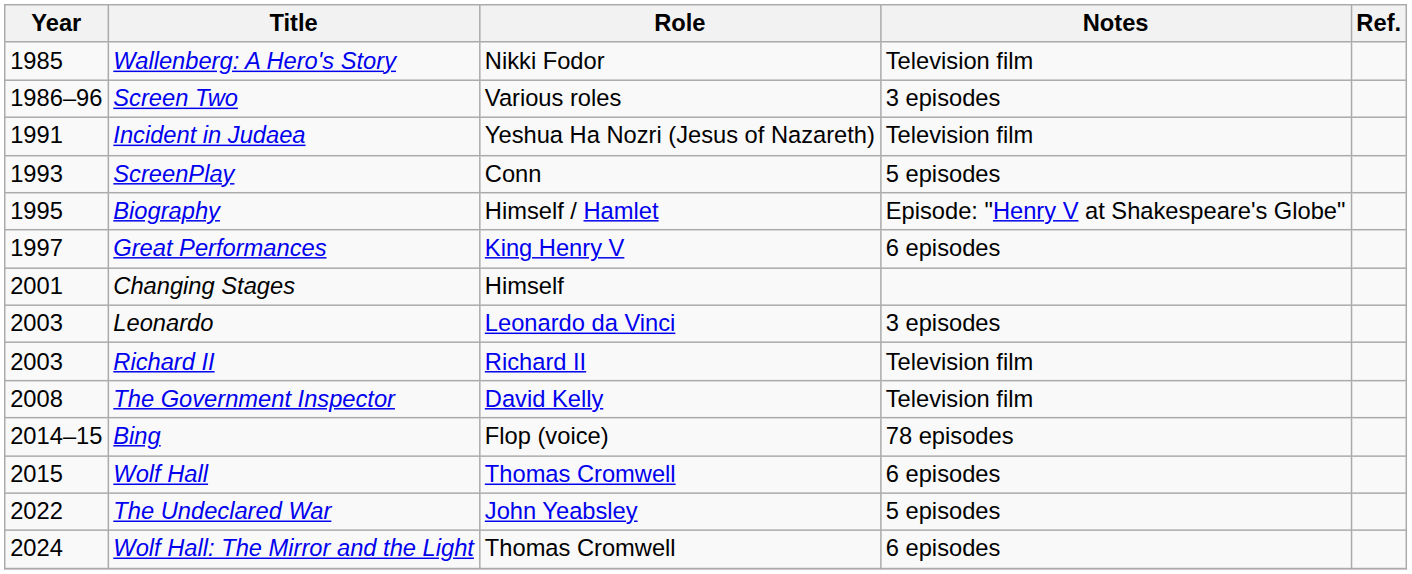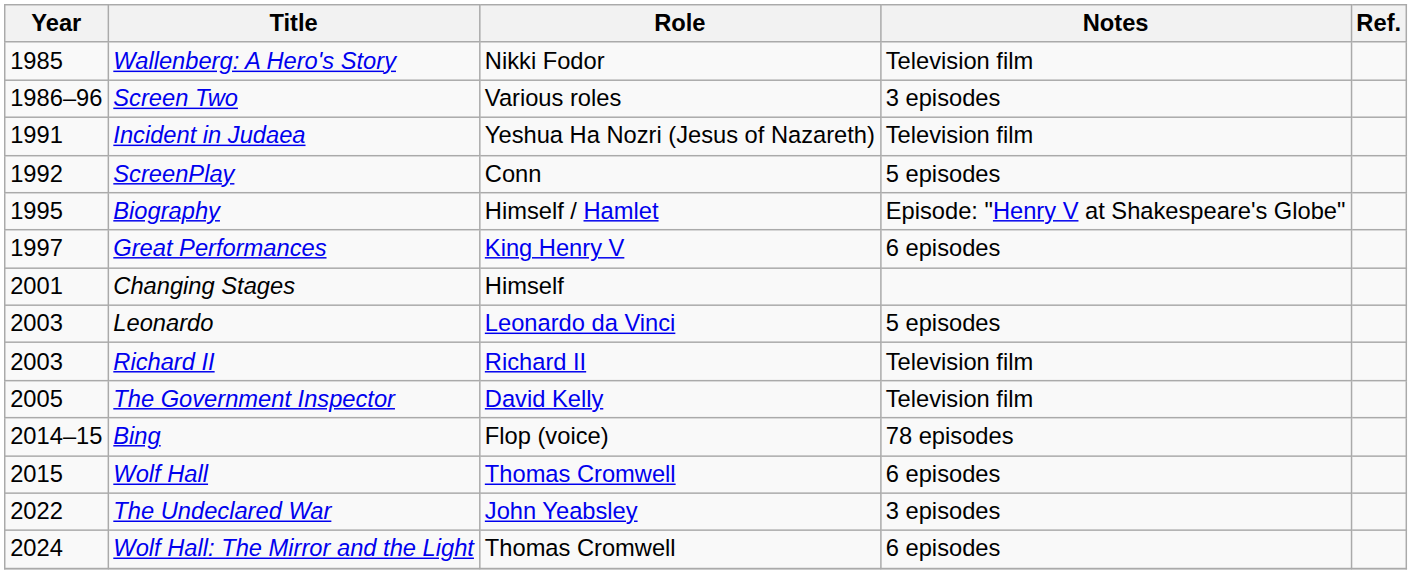(37, 173) 1993 -> (37, 173) 1992
(943, 323) 3 episodes -> (943, 323) 5 episodes
(37, 398) 2008 -> (37, 398) 2005
(943, 511) 5 episodes -> (943, 511) 3 episodes
